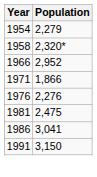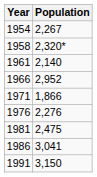(48, 29) 2,279 -> (48, 29) 2,267
+ row: (19, 63)
